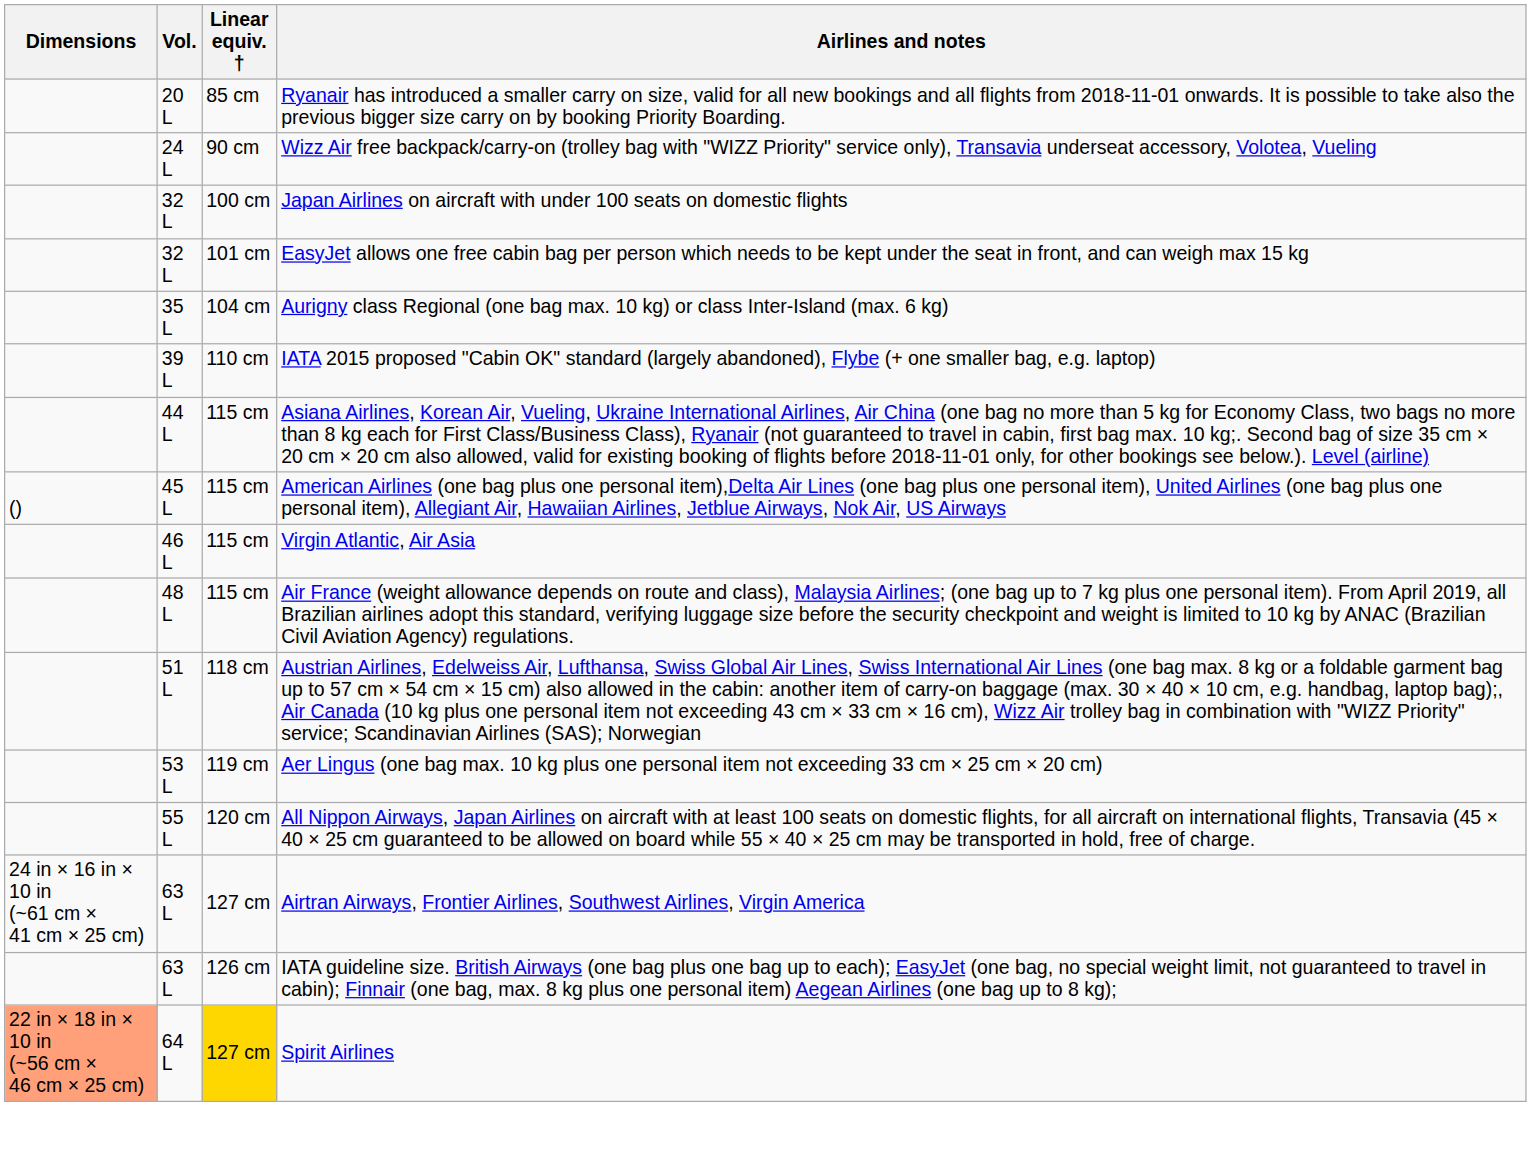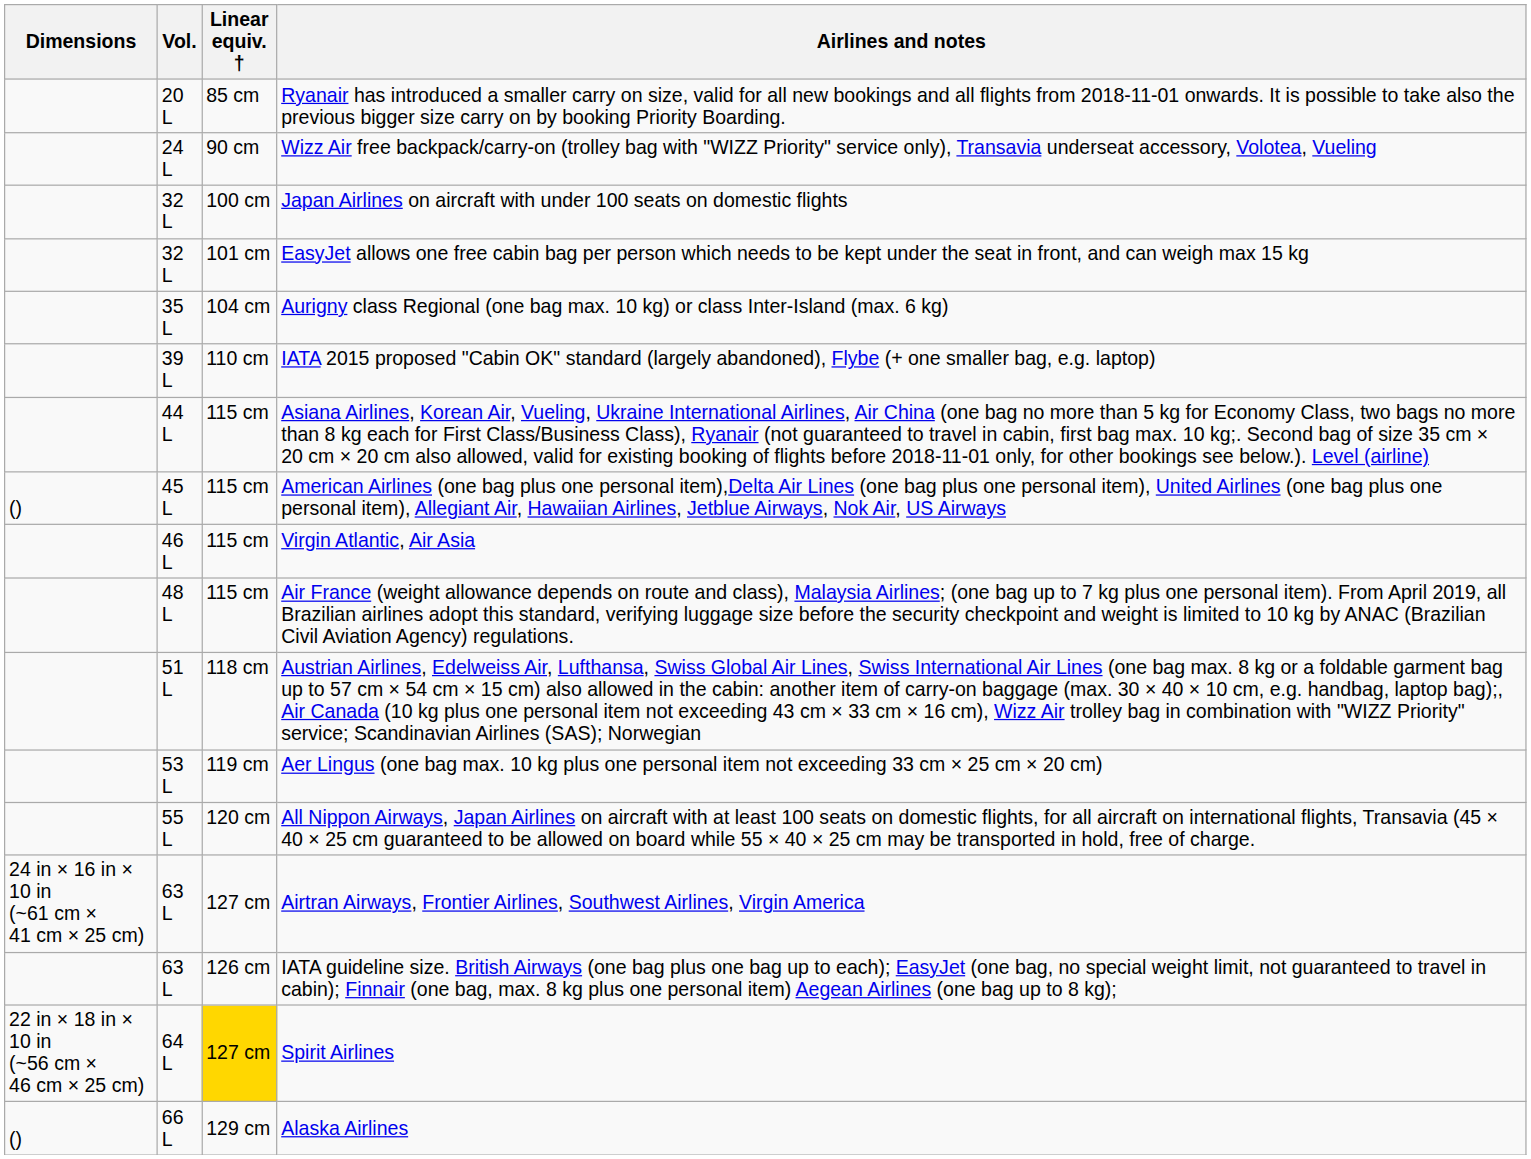(77, 1053) lightsalmon background -> (77, 1053) no background
+ row: (345, 1128)
